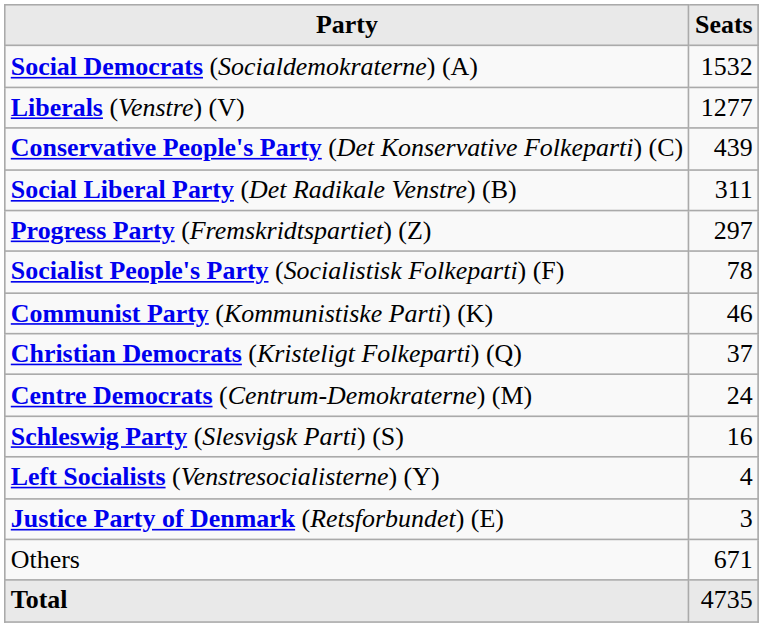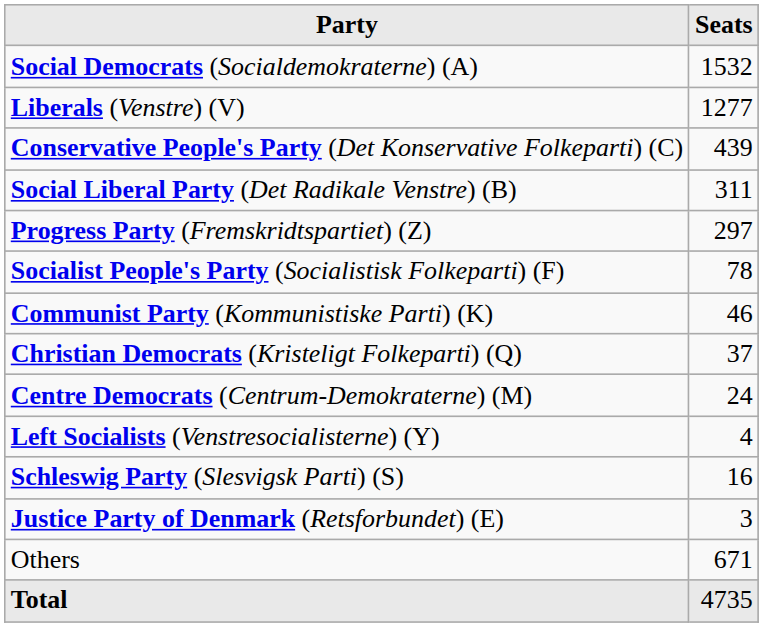rows swapped: (207, 436) <-> (225, 477)
